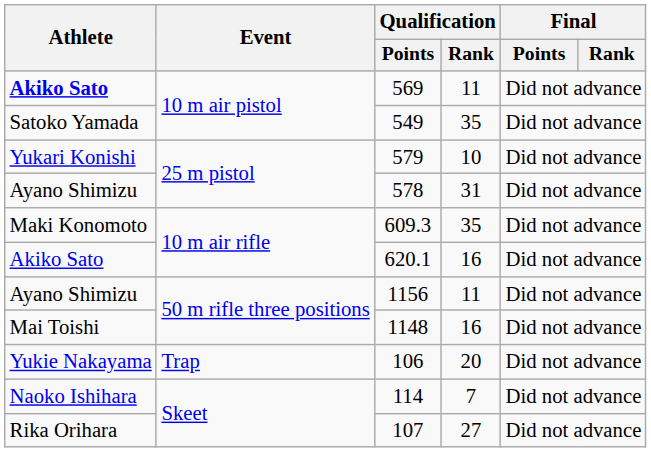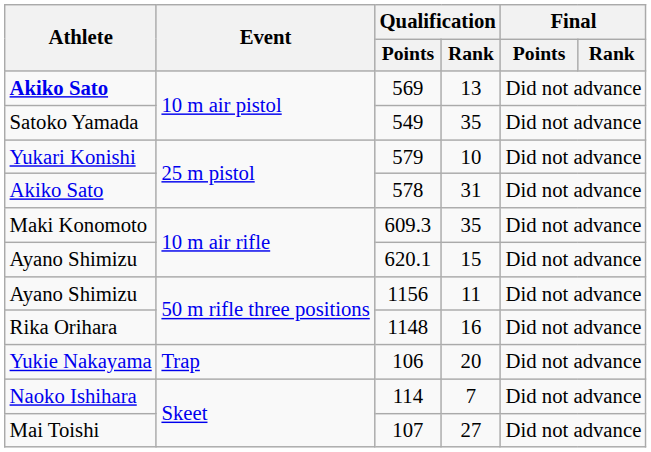(471, 88) 11 -> (471, 88) 13
(73, 191) Ayano Shimizu -> (57, 191) Akiko Sato
(57, 259) Akiko Sato -> (73, 259) Ayano Shimizu
(471, 259) 16 -> (471, 259) 15
(54, 327) Mai Toishi -> (63, 327) Rika Orihara
(63, 430) Rika Orihara -> (54, 430) Mai Toishi
